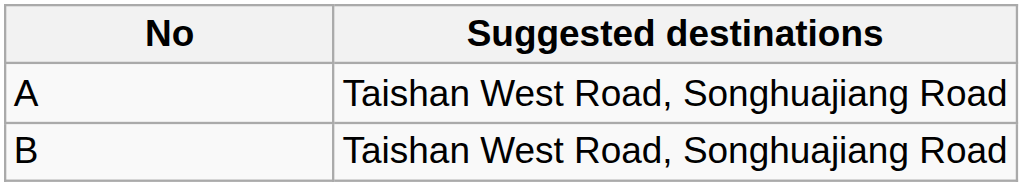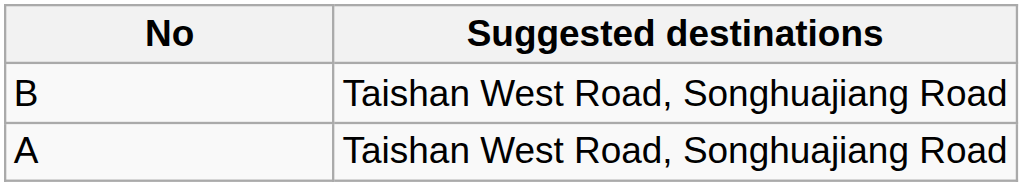rows swapped: (26, 92) <-> (26, 151)
